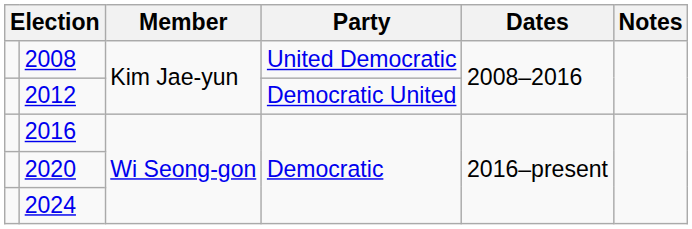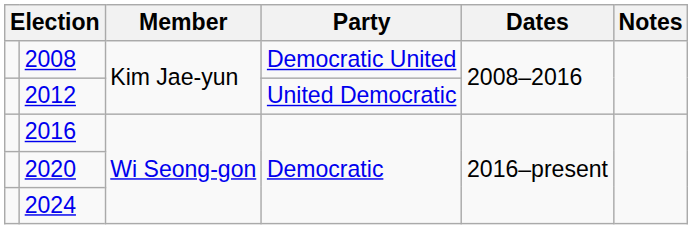(362, 59) United Democratic -> (362, 59) Democratic United
(362, 95) Democratic United -> (362, 95) United Democratic
